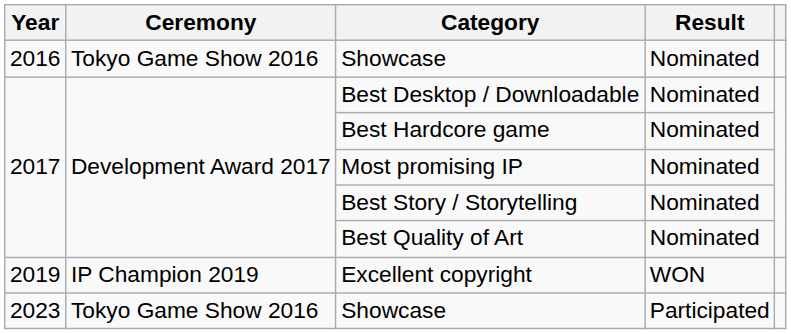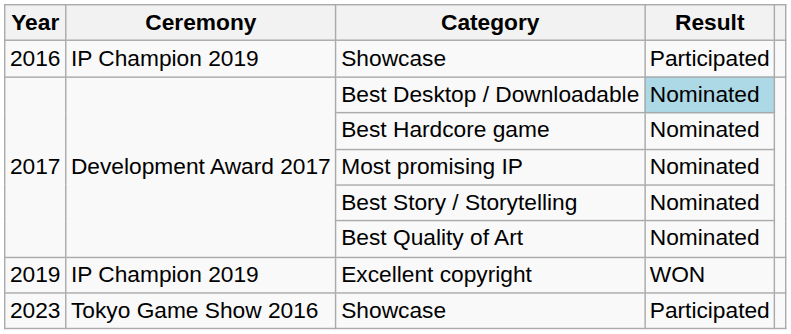(195, 58) Tokyo Game Show 2016 -> (165, 58) IP Champion 2019
(705, 58) Nominated -> (710, 58) Participated
(705, 94) no background -> (705, 94) lightblue background
